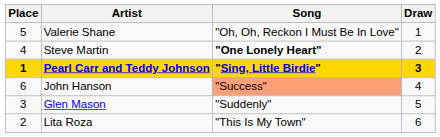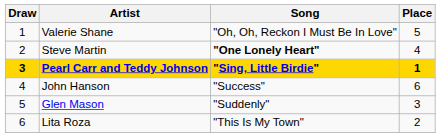columns swapped: (418, 13) <-> (23, 13)
(241, 86) lightsalmon background -> (239, 86) no background
